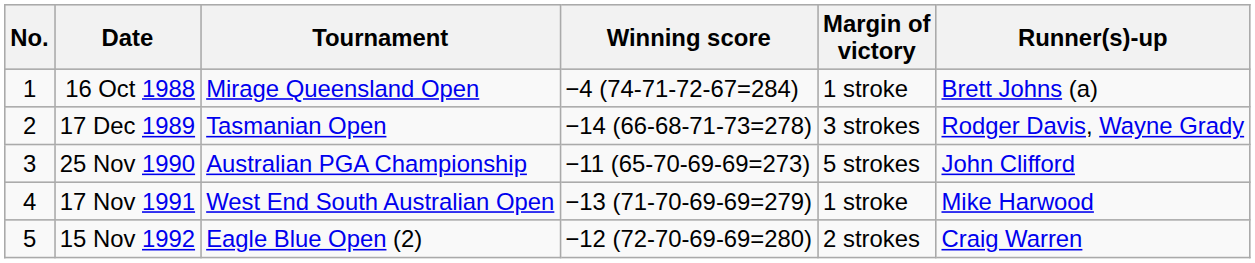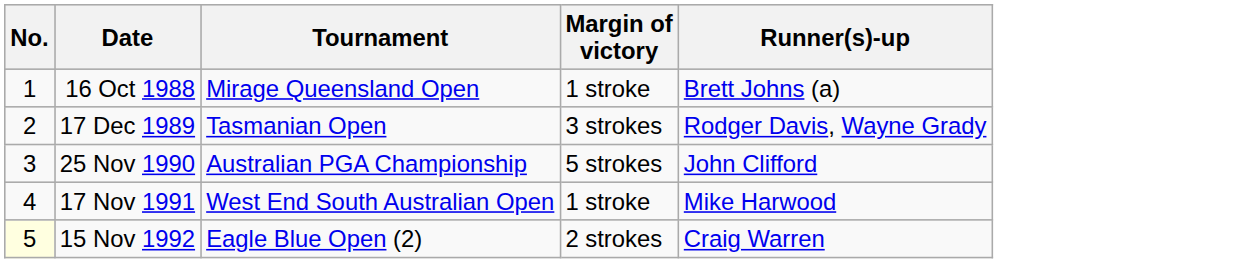- column: (689, 37)
(30, 239) no background -> (30, 239) lightyellow background
